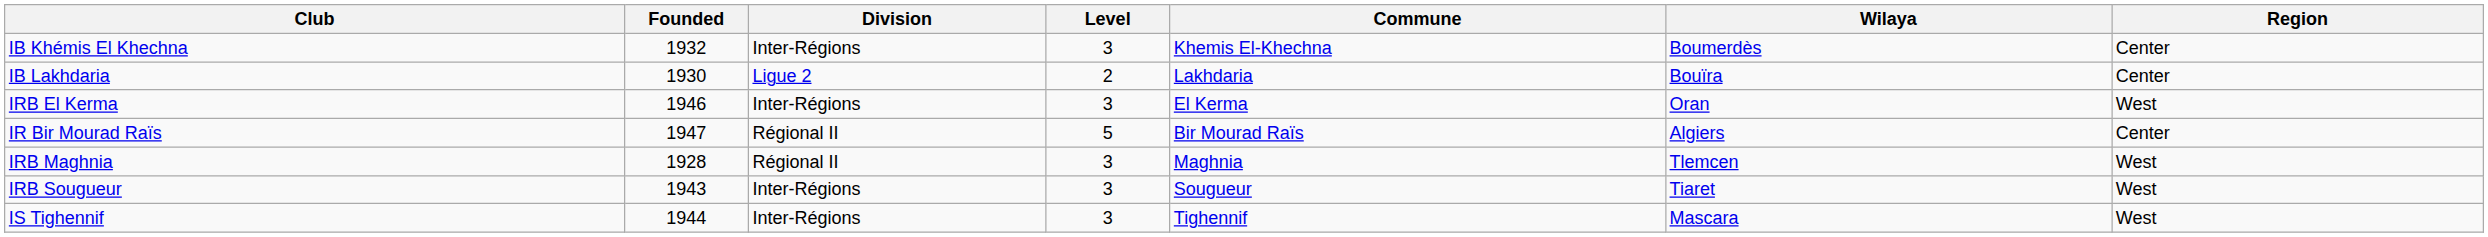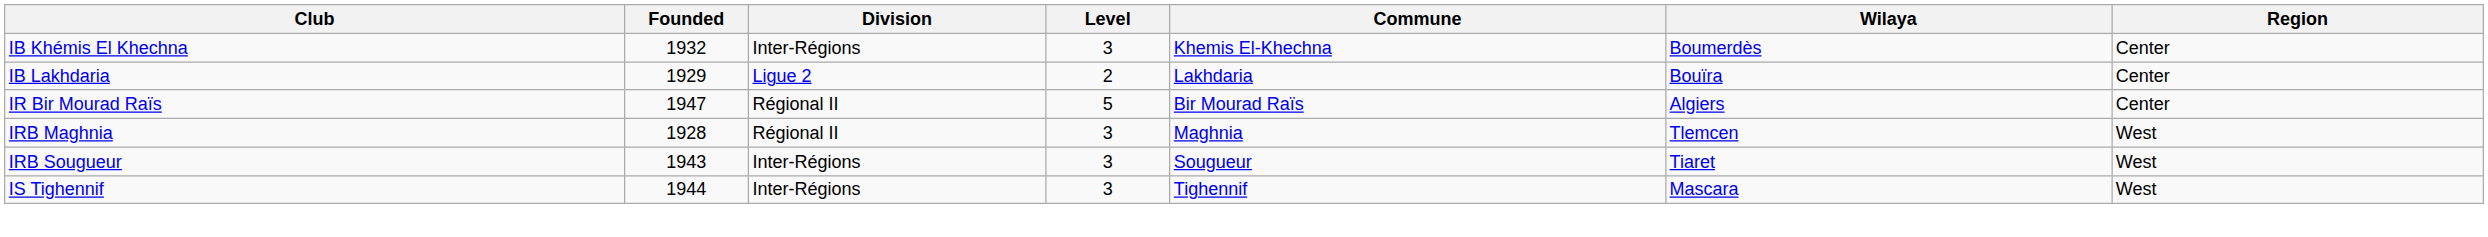(686, 76) 1930 -> (686, 76) 1929
- row: (63, 105)
